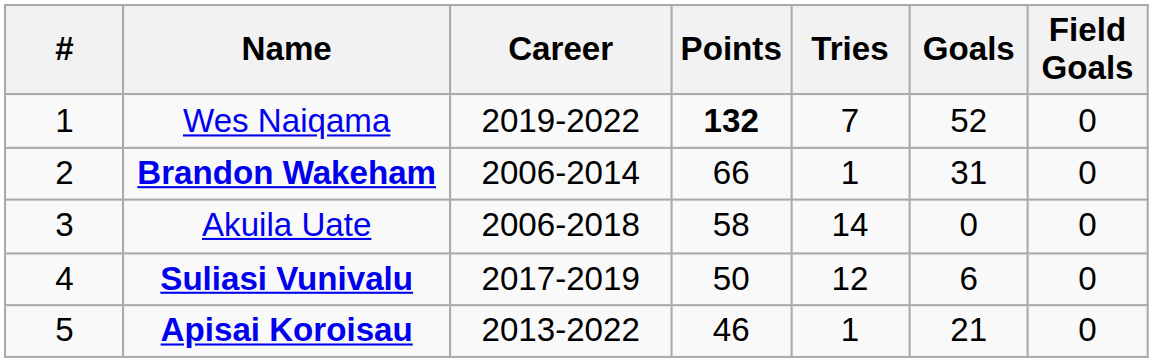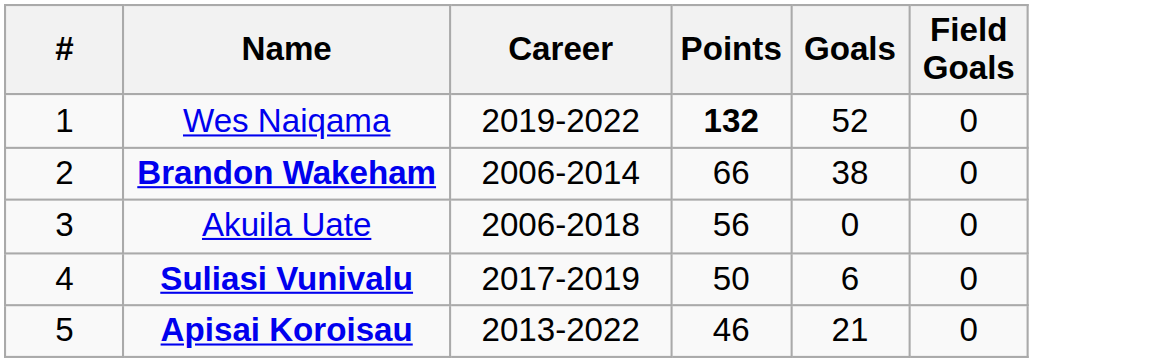- column: (850, 49)
(969, 173) 31 -> (850, 173) 38
(731, 225) 58 -> (731, 225) 56
